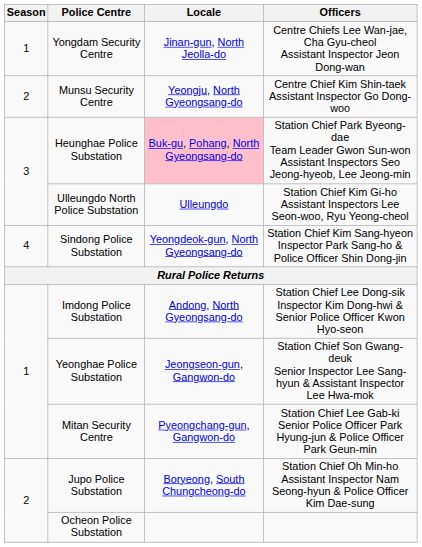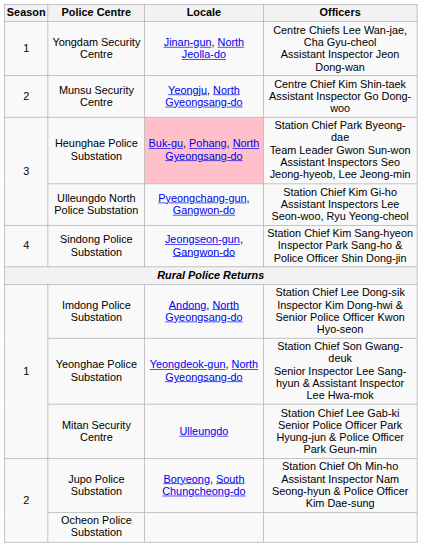(204, 204) Ulleungdo -> (204, 204) Pyeongchang-gun, Gangwon-do
(204, 246) Yeongdeok-gun, North Gyeongsang-do -> (204, 246) Jeongseon-gun, Gangwon-do
(204, 371) Jeongseon-gun, Gangwon-do -> (204, 371) Yeongdeok-gun, North Gyeongsang-do
(204, 431) Pyeongchang-gun, Gangwon-do -> (204, 431) Ulleungdo
